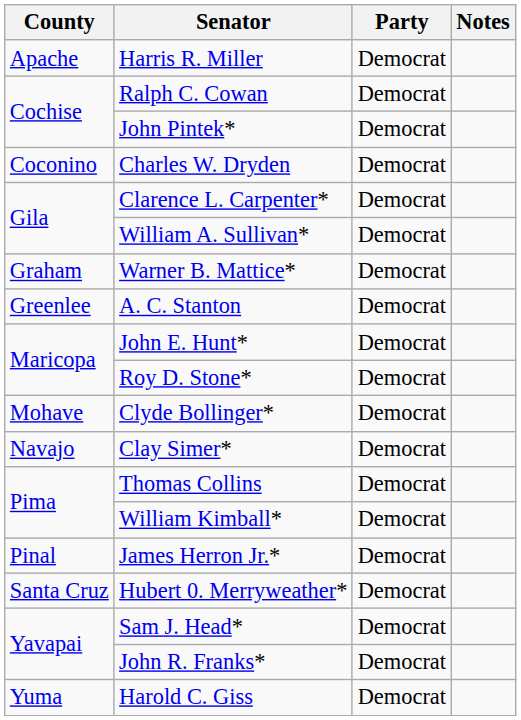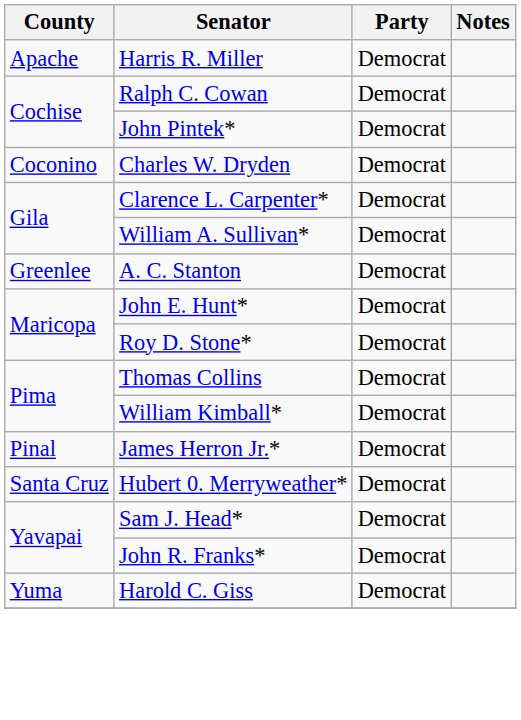- row: (207, 270)
- row: (197, 413)
- row: (175, 448)
